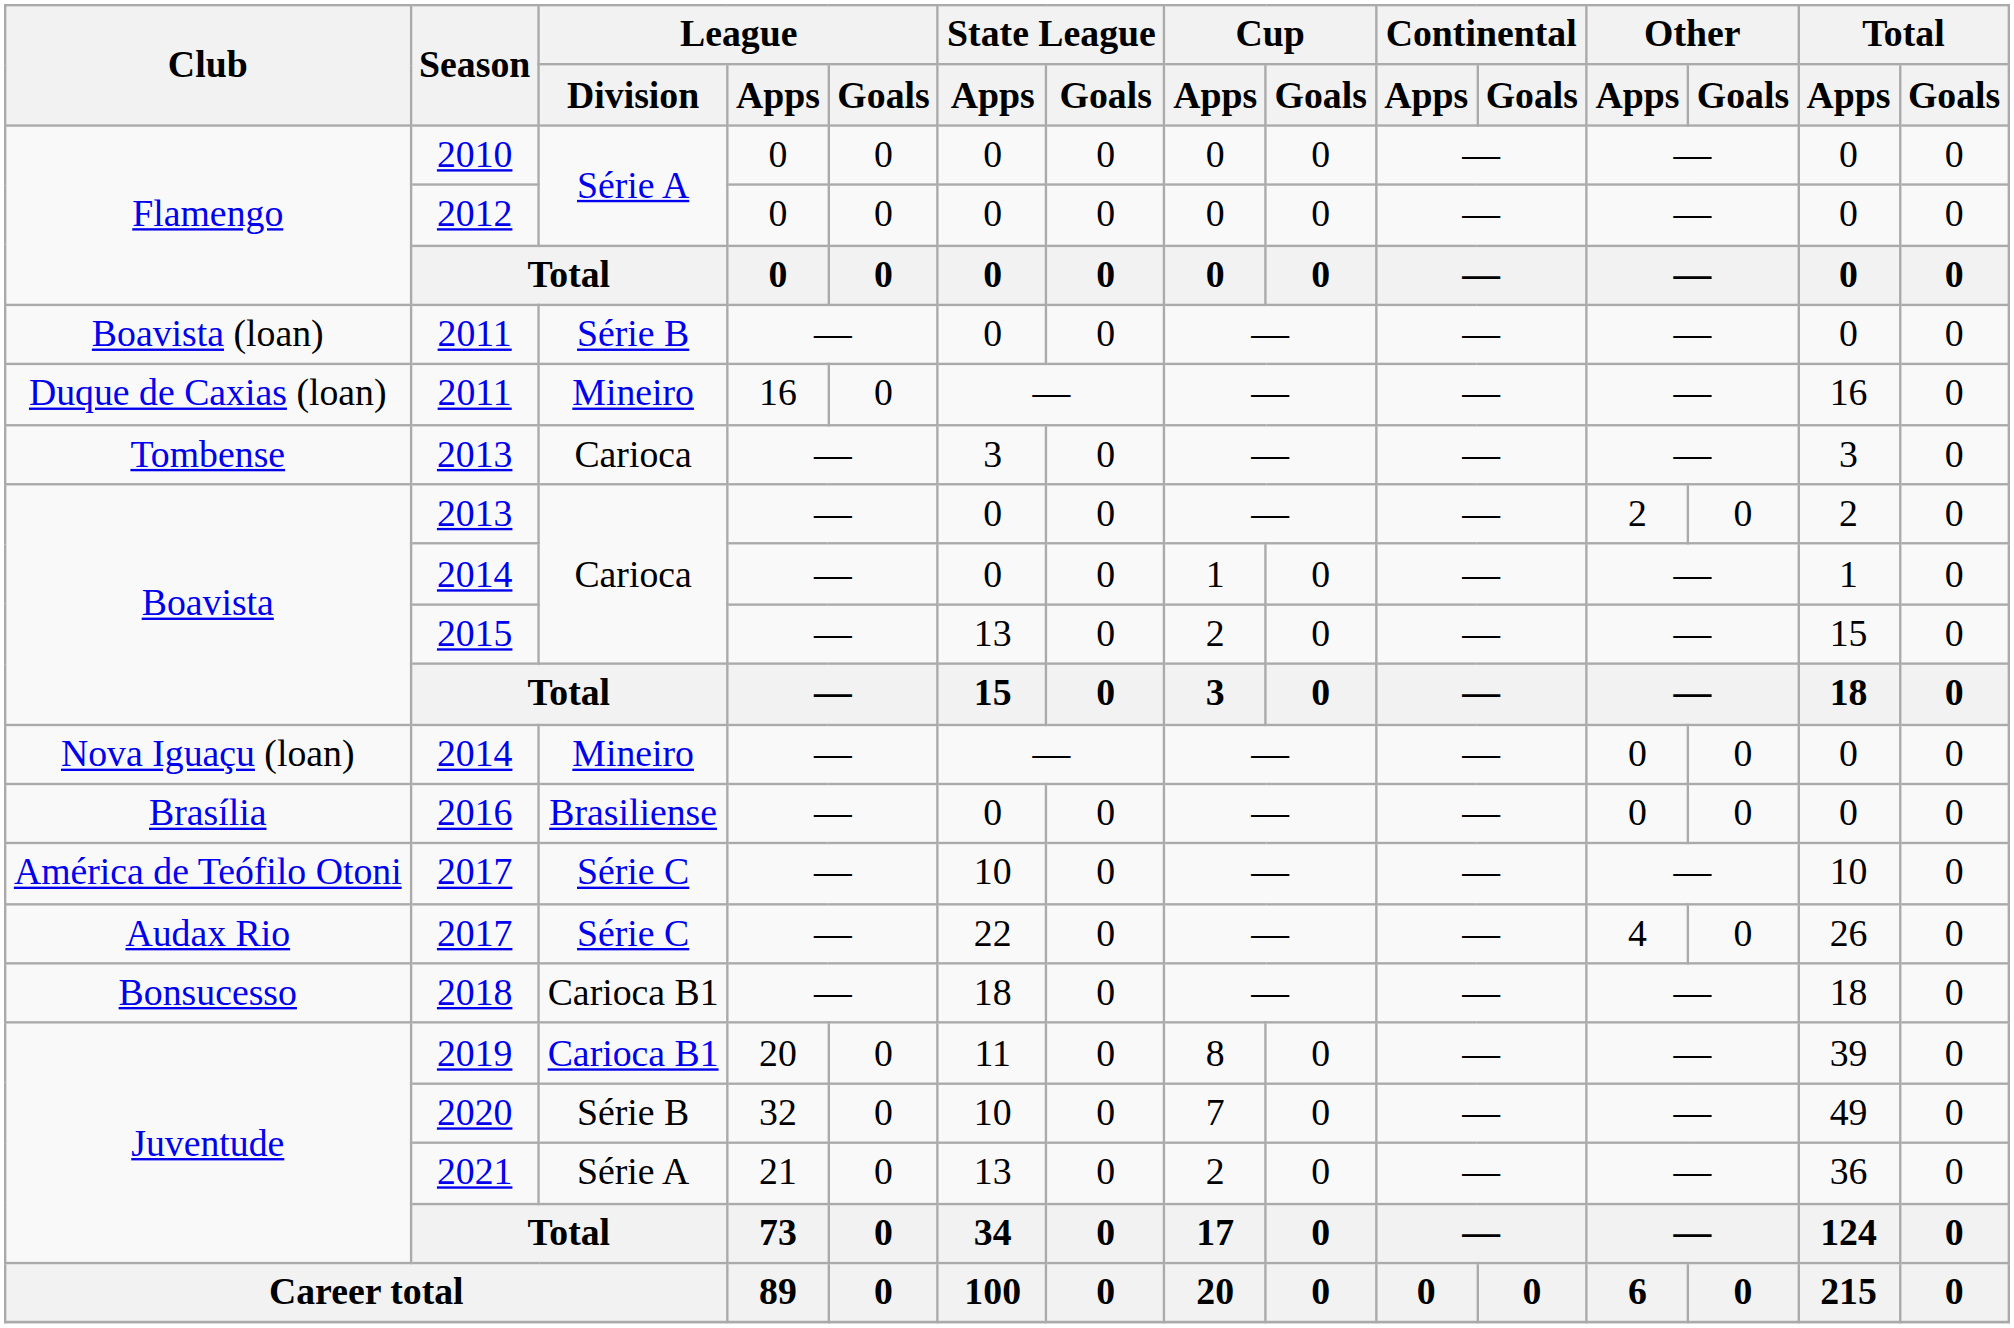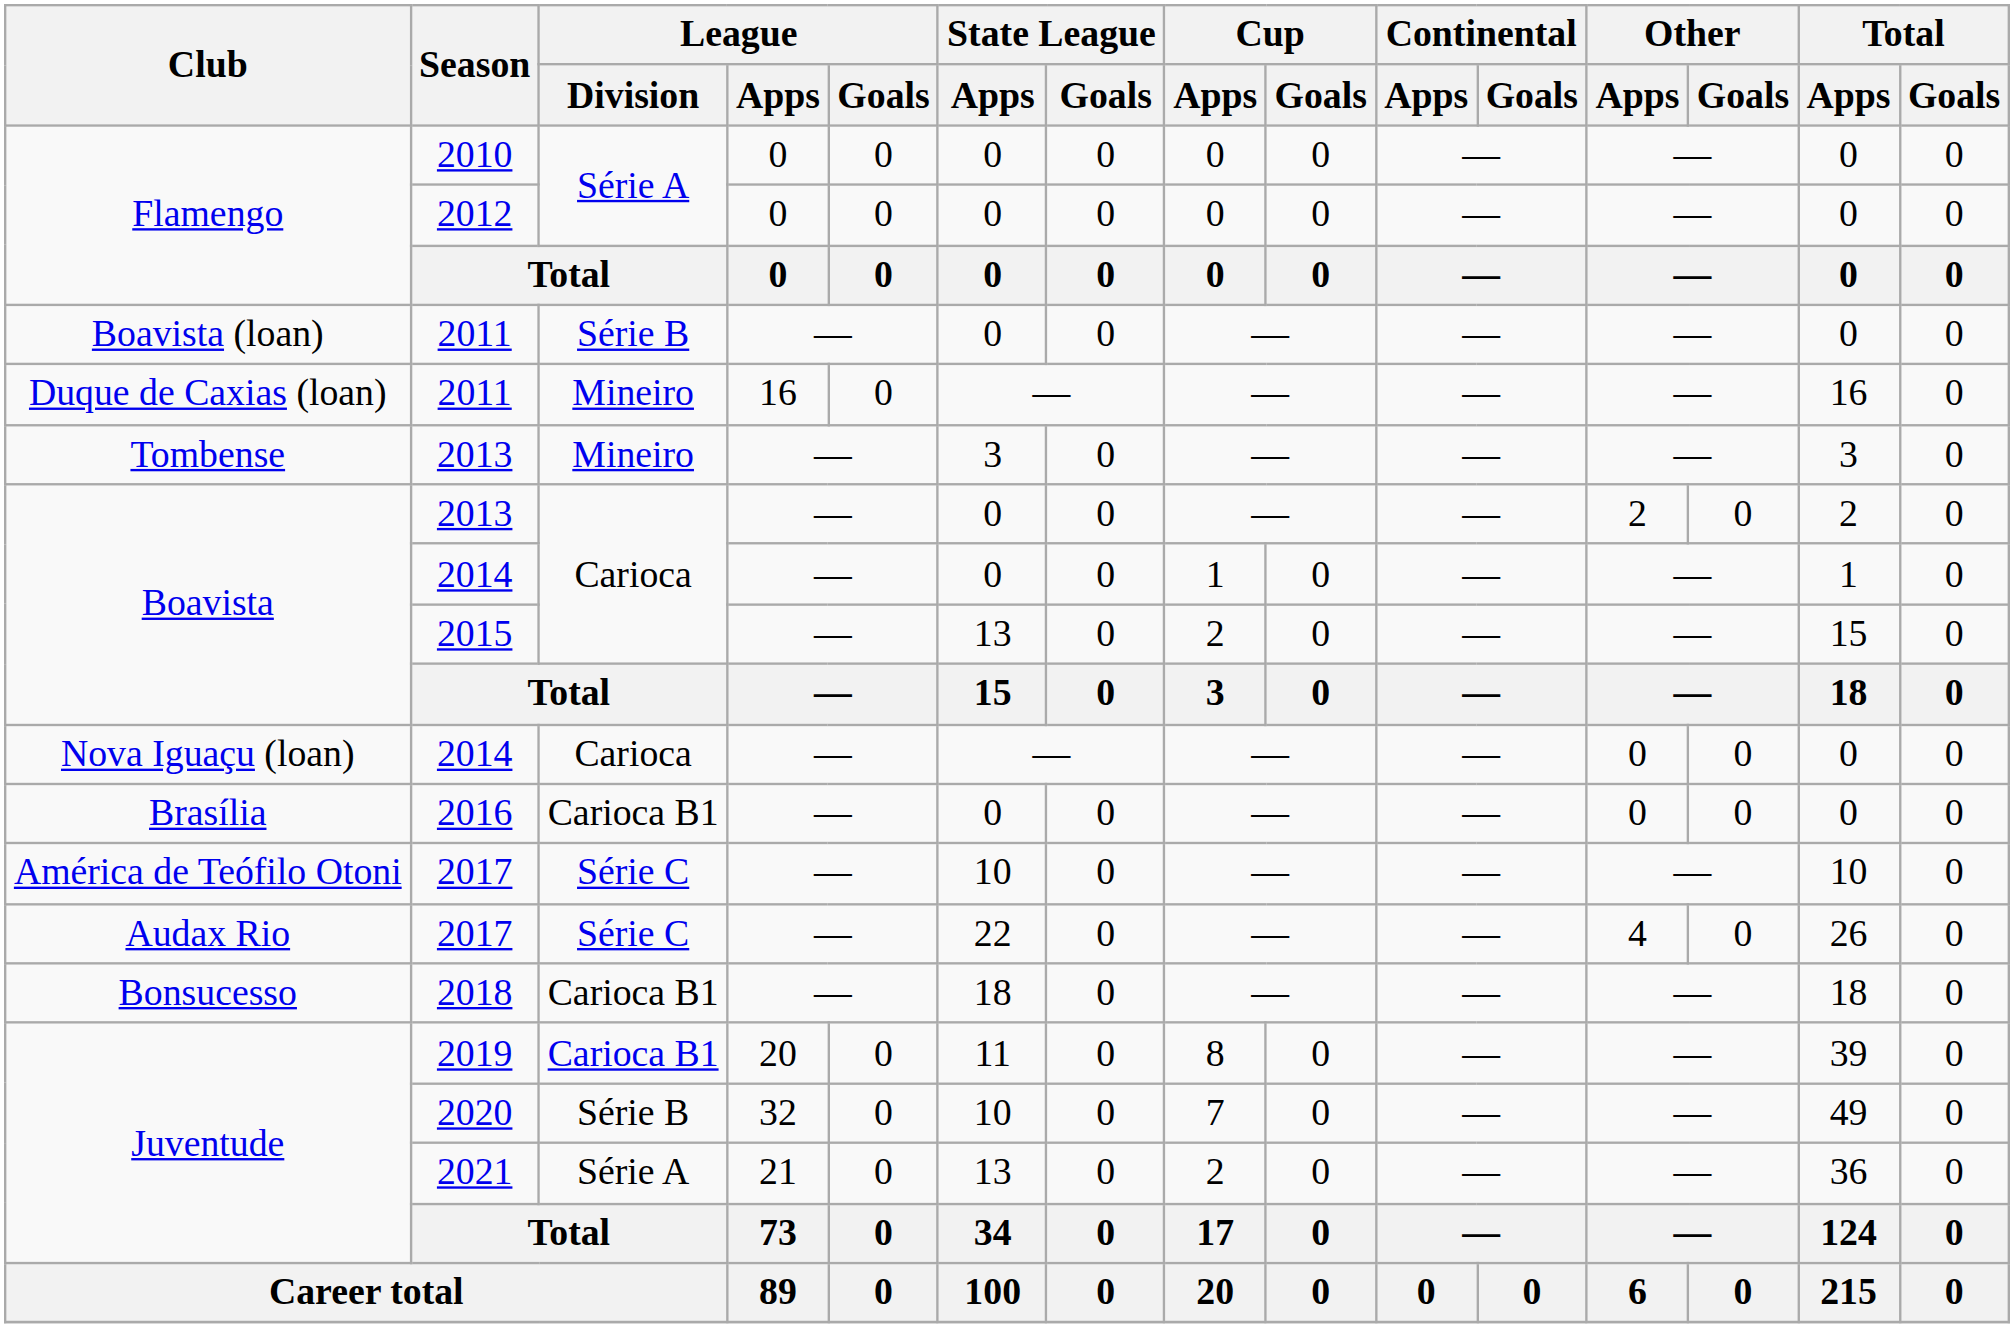(633, 453) Carioca -> (633, 453) Mineiro
(633, 753) Mineiro -> (633, 753) Carioca
(633, 812) Brasiliense -> (633, 812) Carioca B1
